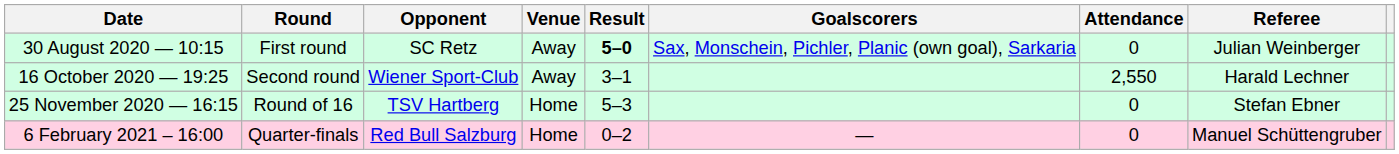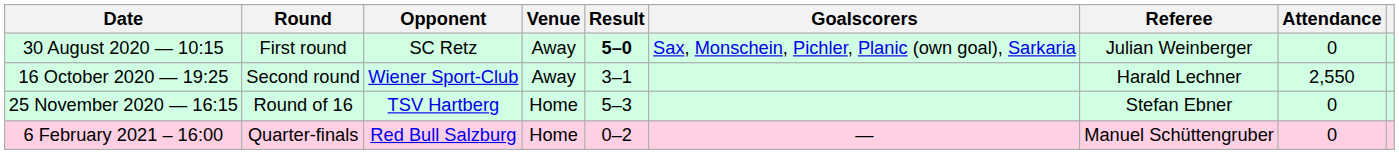columns swapped: (1134, 18) <-> (1287, 18)
